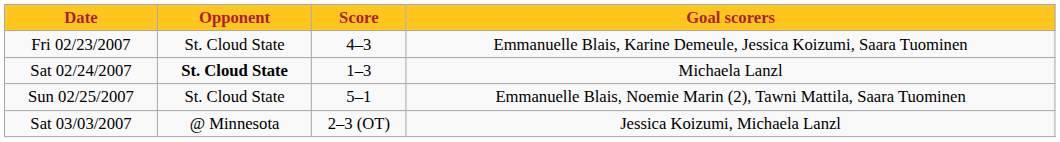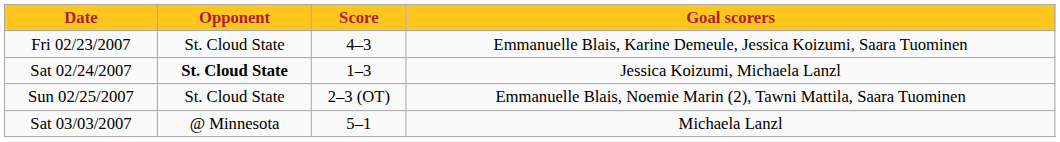(731, 70) Michaela Lanzl -> (731, 70) Jessica Koizumi, Michaela Lanzl
(359, 96) 5–1 -> (359, 96) 2–3 (OT)
(359, 123) 2–3 (OT) -> (359, 123) 5–1
(731, 123) Jessica Koizumi, Michaela Lanzl -> (731, 123) Michaela Lanzl
